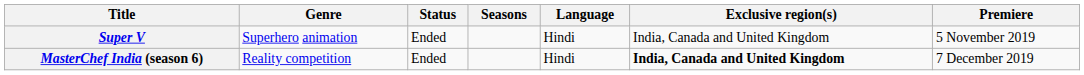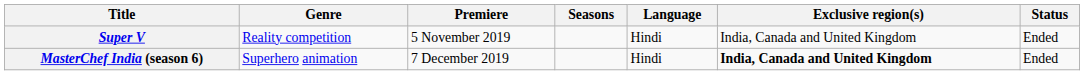columns swapped: (1006, 15) <-> (438, 15)
(300, 37) Superhero animation -> (297, 37) Reality competition
(297, 59) Reality competition -> (300, 59) Superhero animation
